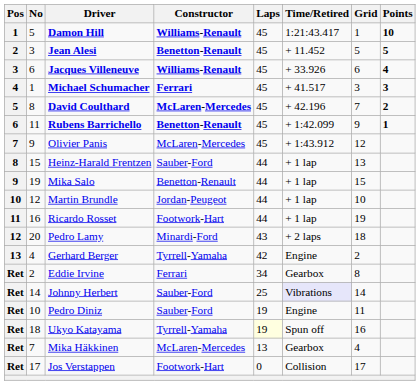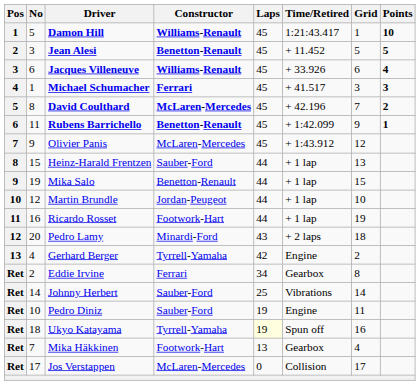(309, 292) lavender background -> (309, 292) no background
(201, 347) McLaren-Mercedes -> (190, 347) Footwork-Hart
(190, 366) Footwork-Hart -> (201, 366) McLaren-Mercedes
